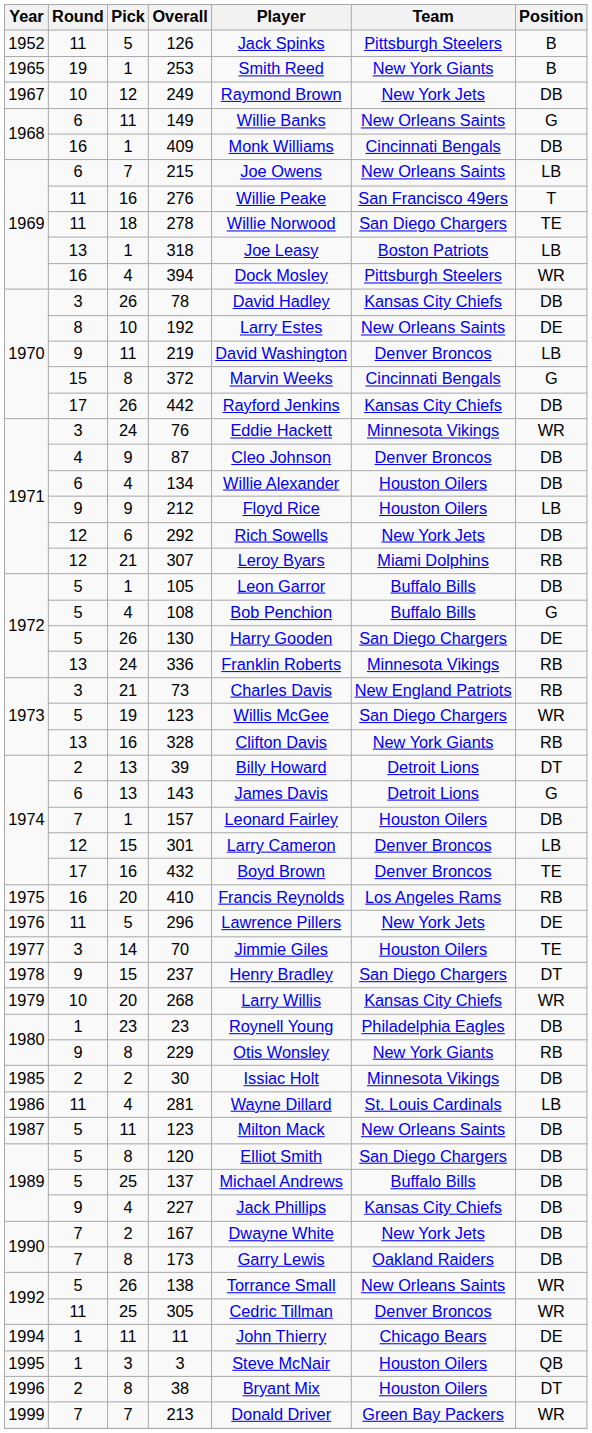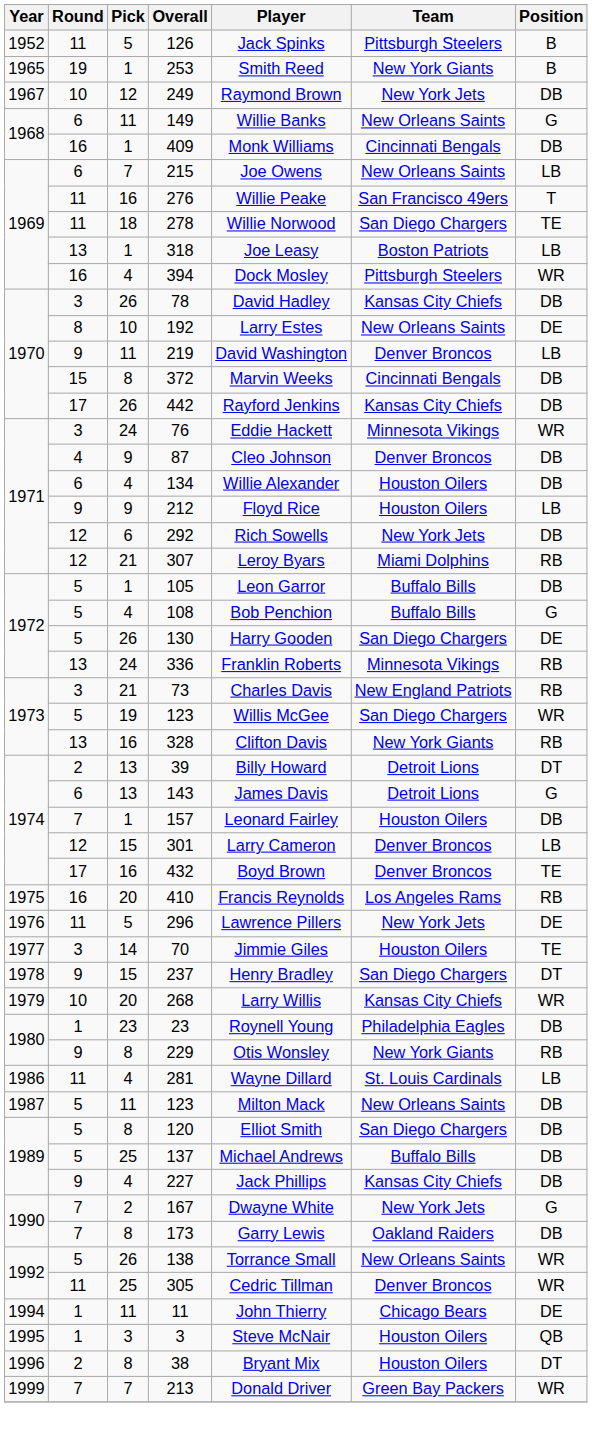(551, 379) G -> (551, 379) DB
- row: (26, 1078)
(551, 1233) DB -> (551, 1208) G
